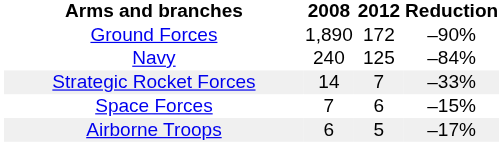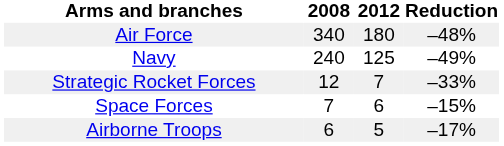- row: (154, 34)
+ row: (154, 34)
(452, 58) –84% -> (452, 58) –49%
(329, 82) 14 -> (329, 82) 12
